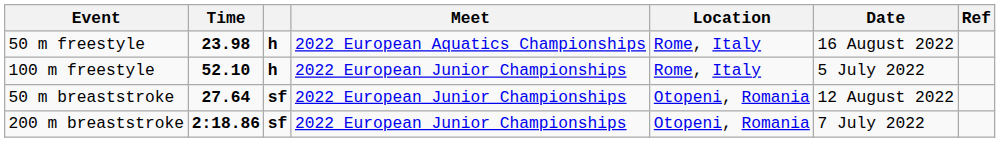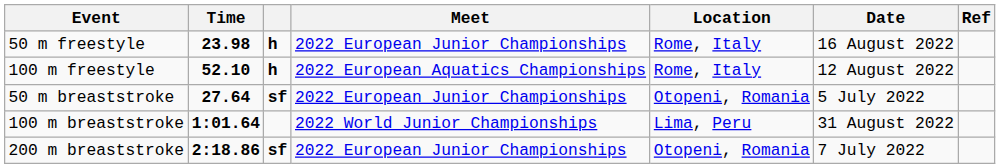(471, 44) 2022 European Aquatics Championships -> (461, 44) 2022 European Junior Championships
(461, 71) 2022 European Junior Championships -> (471, 71) 2022 European Aquatics Championships
(871, 71) 5 July 2022 -> (886, 71) 12 August 2022
(886, 97) 12 August 2022 -> (871, 97) 5 July 2022
+ row: (96, 124)
